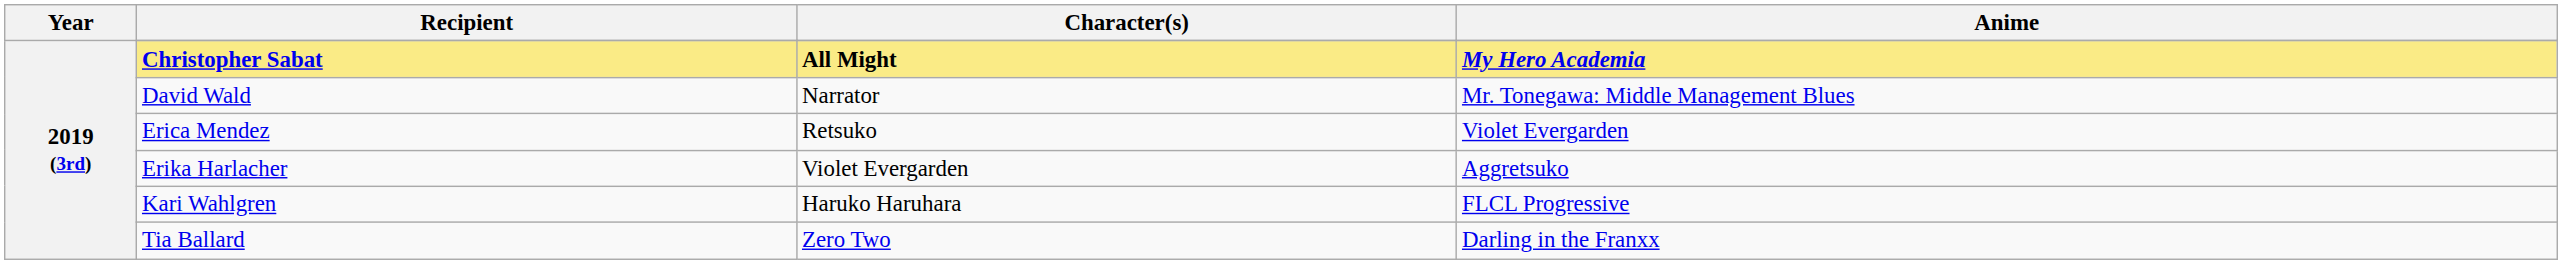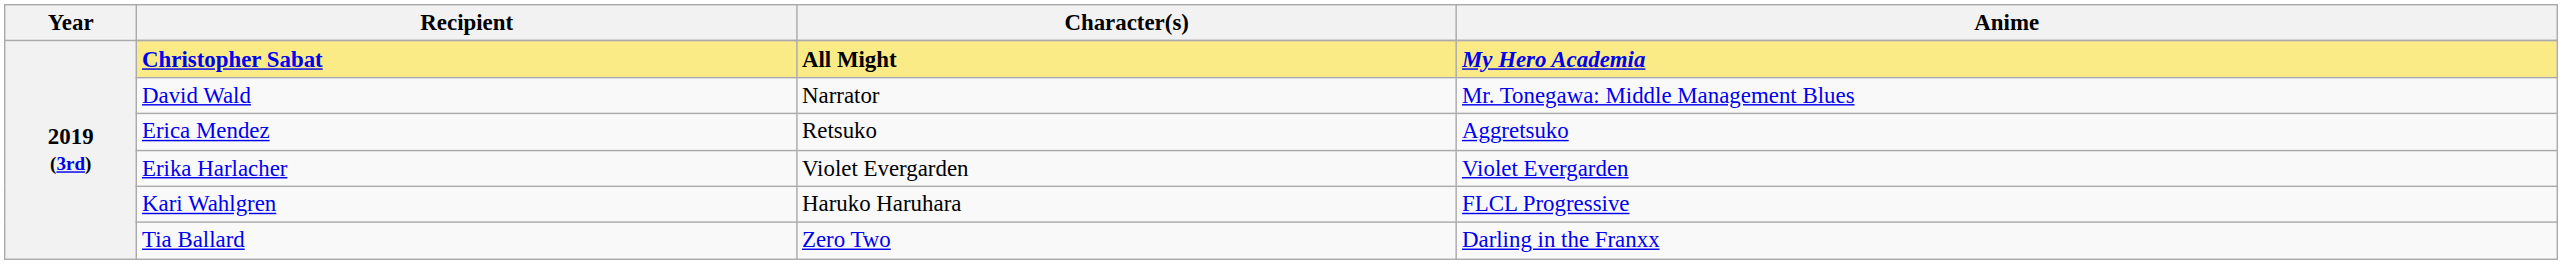(1545, 131) Violet Evergarden -> (1515, 131) Aggretsuko
(1515, 167) Aggretsuko -> (1545, 167) Violet Evergarden
